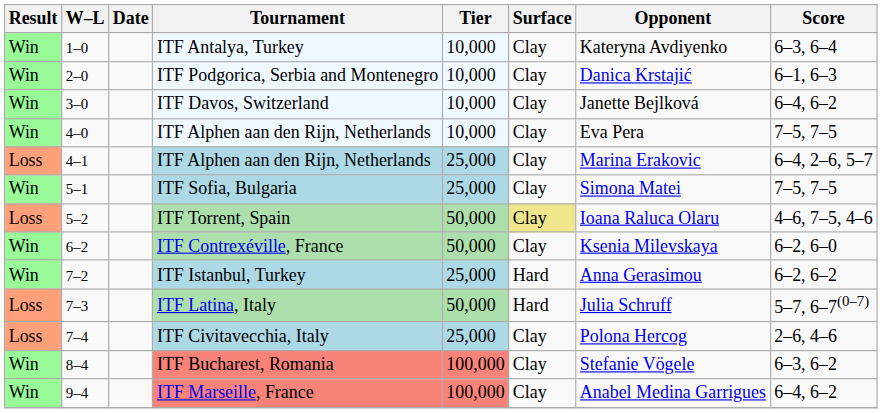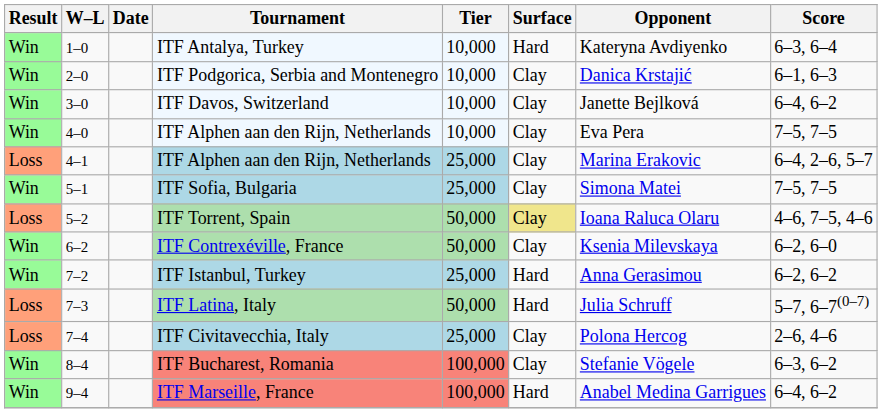(530, 47) Clay -> (531, 47) Hard
(530, 393) Clay -> (531, 393) Hard
